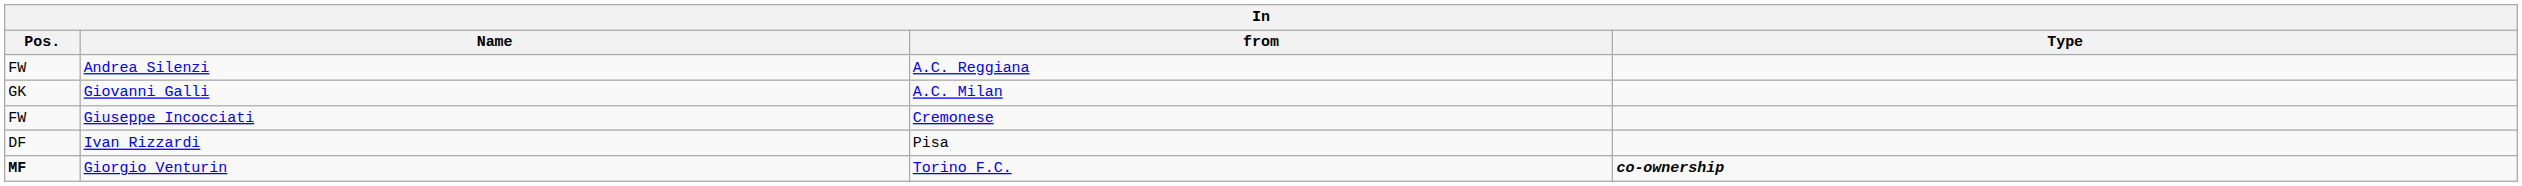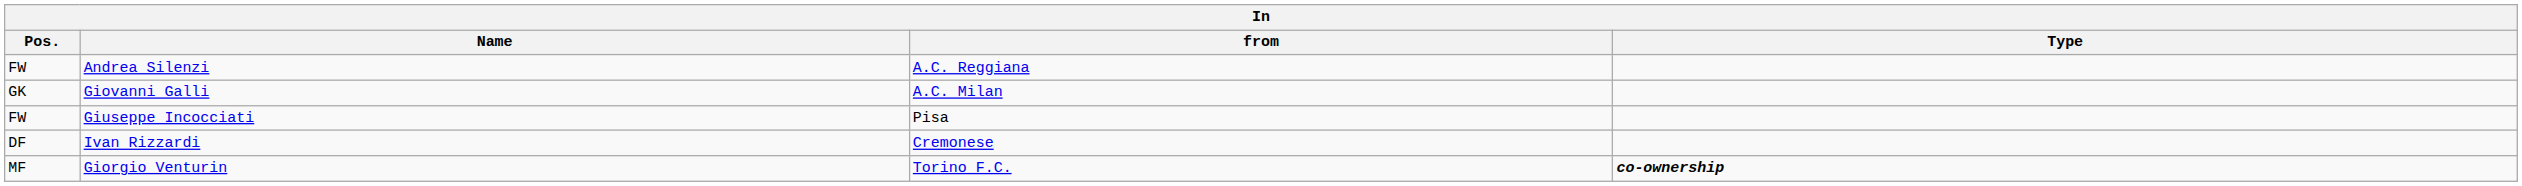(953, 118) Cremonese -> (931, 118) Pisa
(931, 143) Pisa -> (953, 143) Cremonese
(17, 168) bold -> (17, 168) normal
